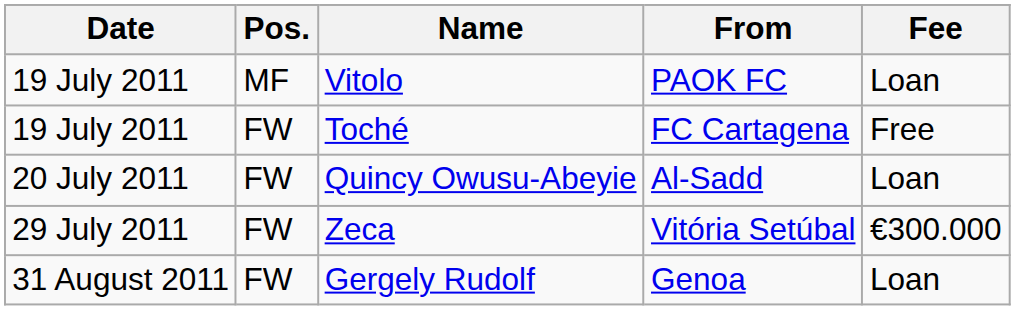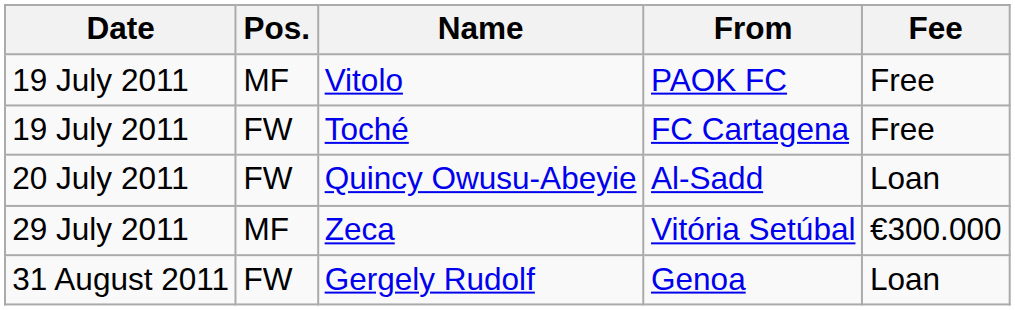(905, 79) Loan -> (902, 79) Free
(268, 229) FW -> (266, 229) MF
